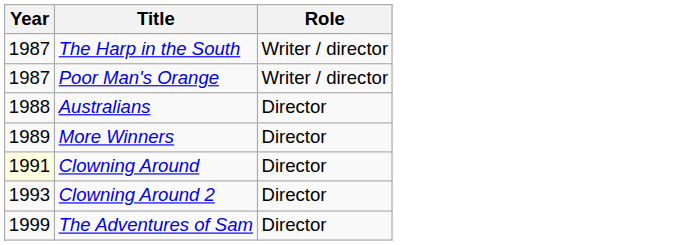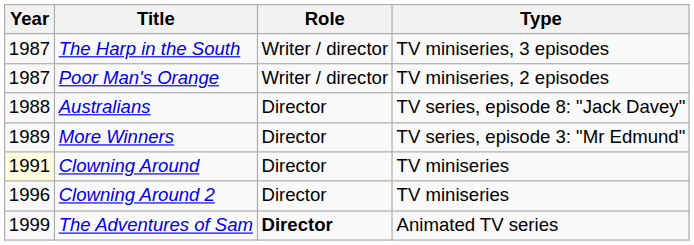+ column: (541, 19)
(30, 195) 1993 -> (30, 195) 1996
(294, 225) normal -> (297, 225) bold
